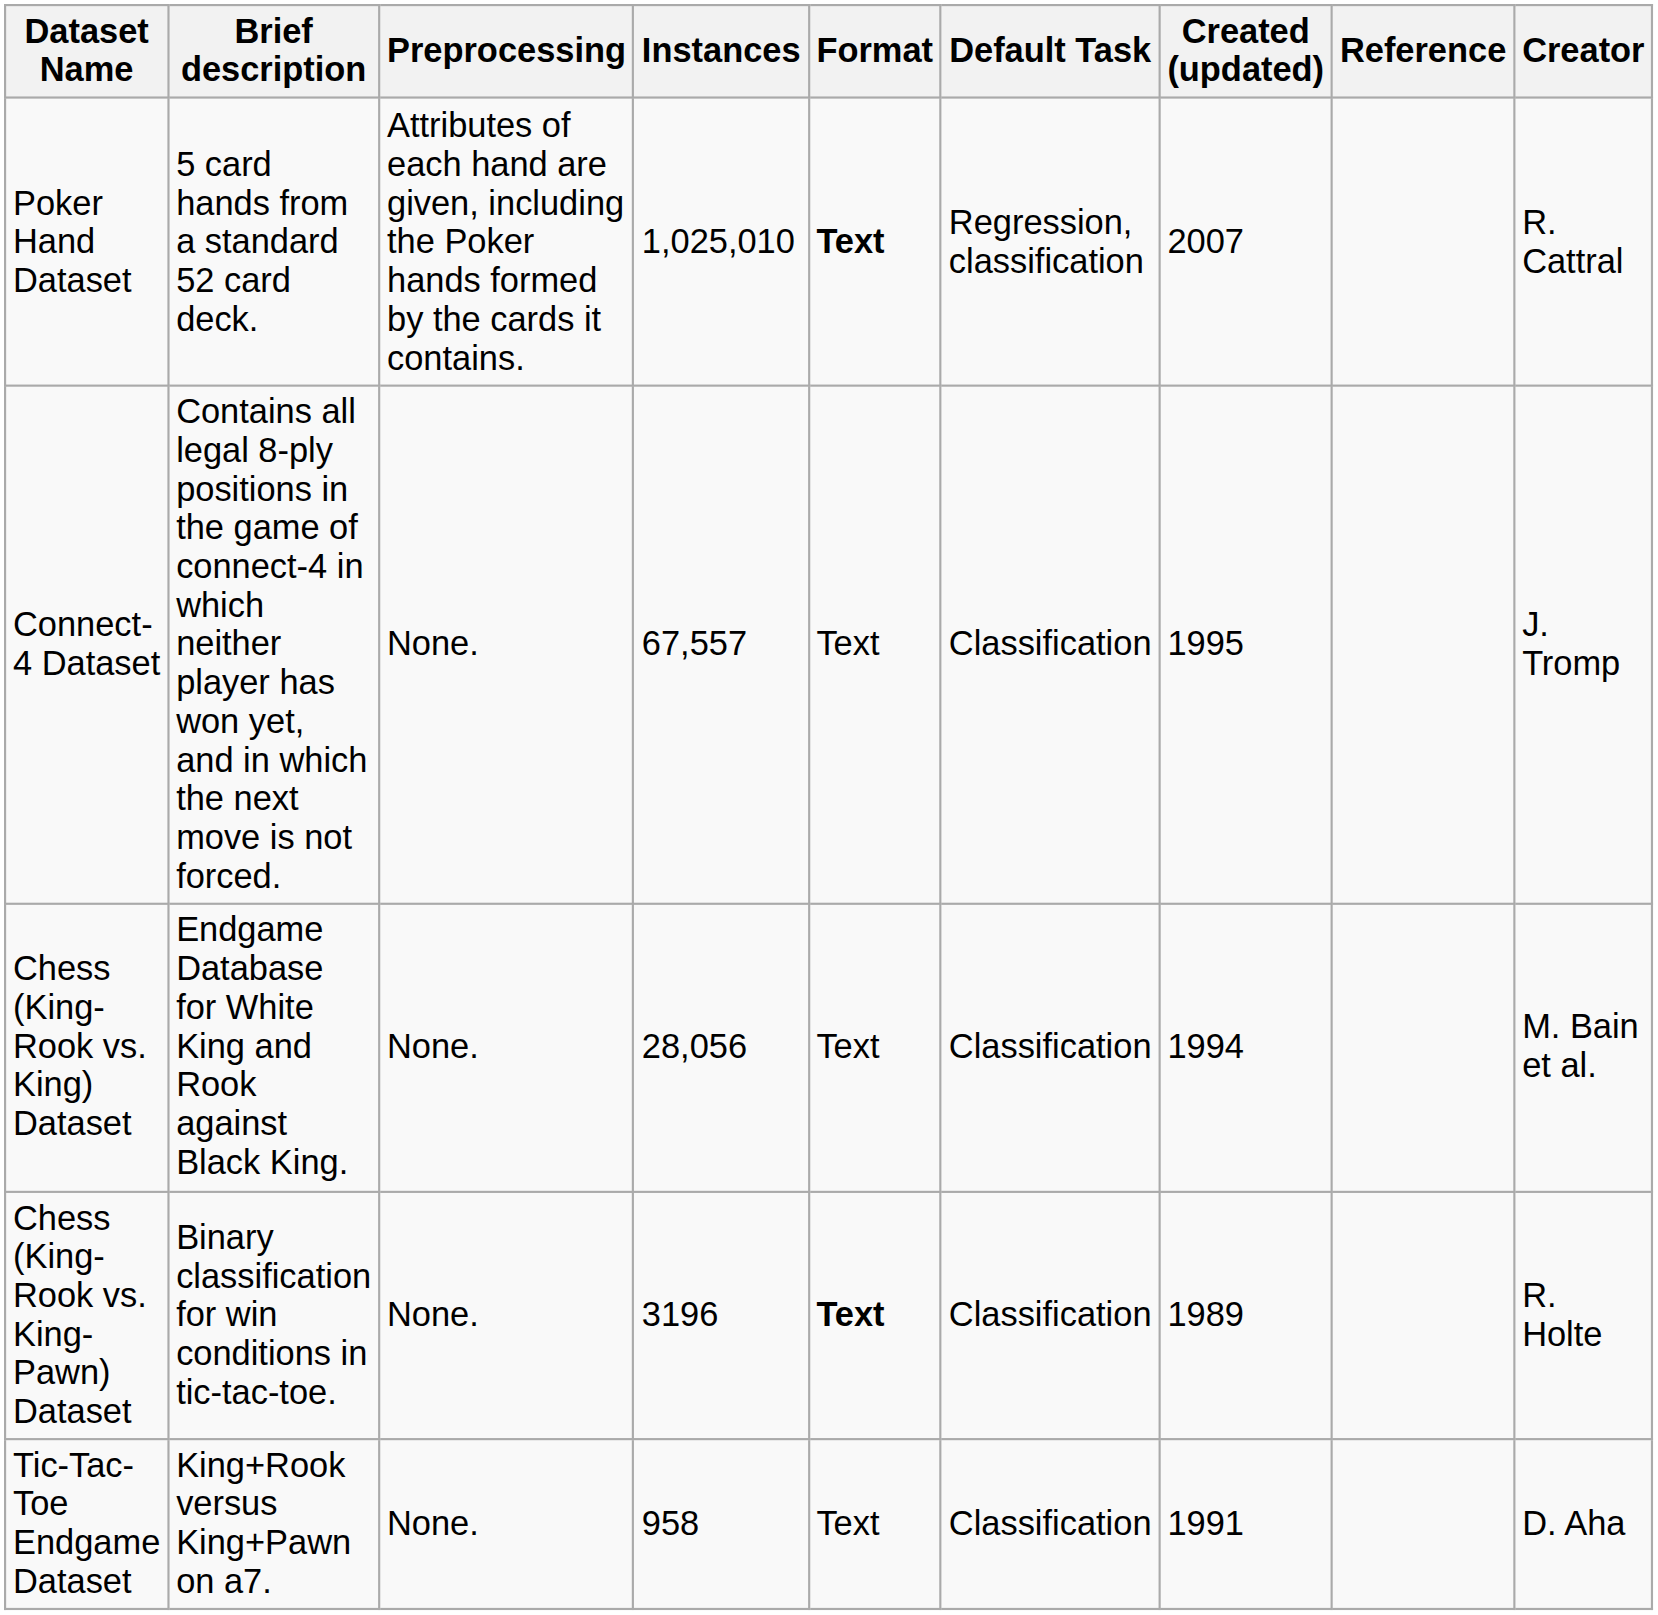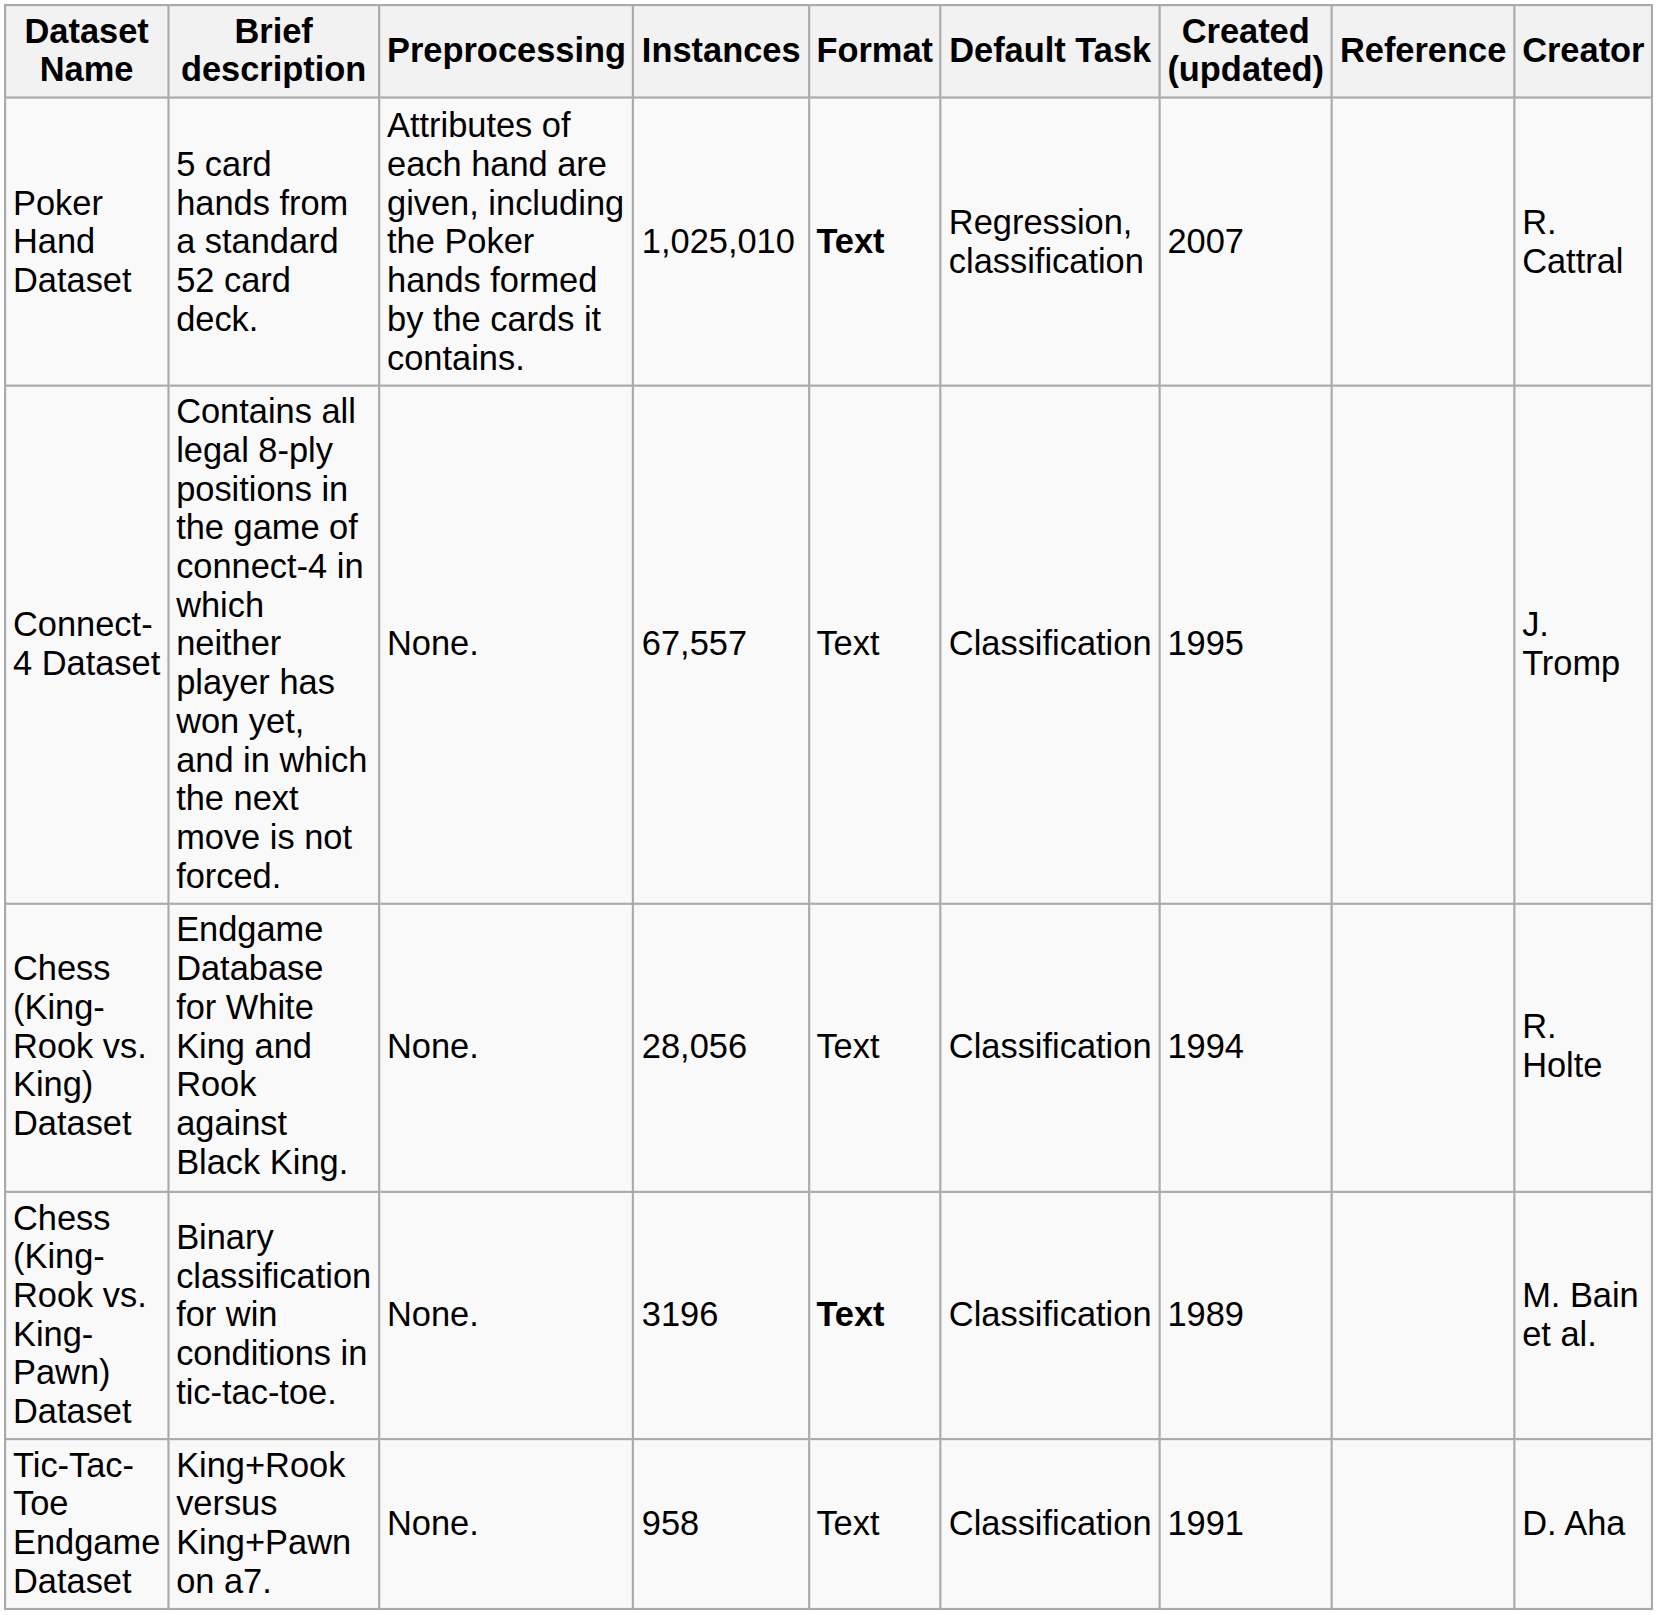(1580, 1046) M. Bain et al. -> (1562, 1046) R. Holte
(1562, 1314) R. Holte -> (1580, 1314) M. Bain et al.
